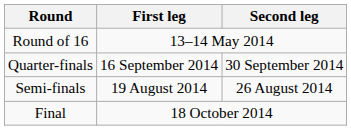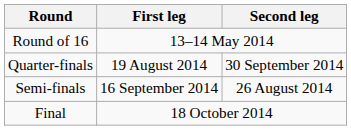(159, 64) 16 September 2014 -> (159, 64) 19 August 2014
(159, 88) 19 August 2014 -> (159, 88) 16 September 2014
